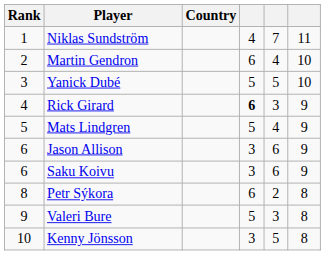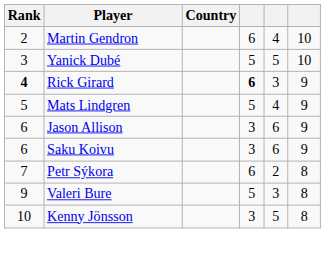- row: (98, 37)
(24, 104) normal -> (24, 82) bold
(24, 194) 8 -> (24, 171) 7
